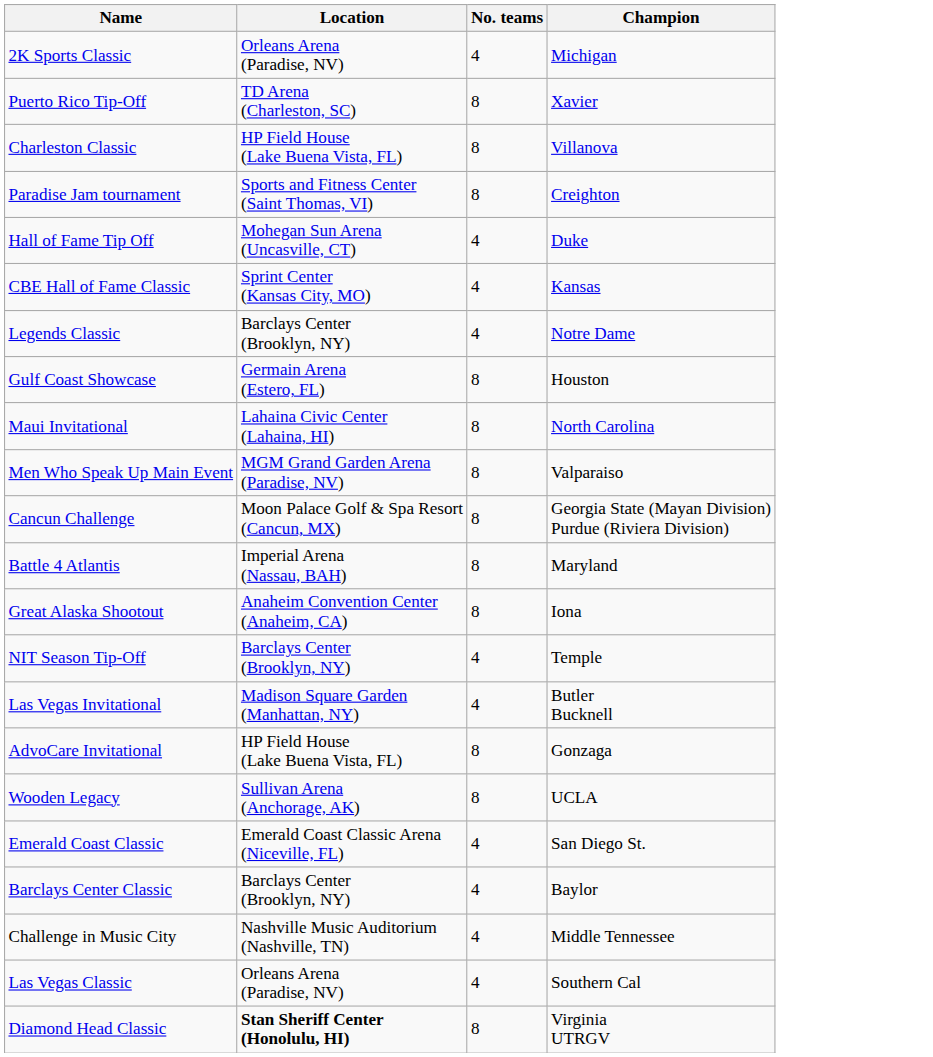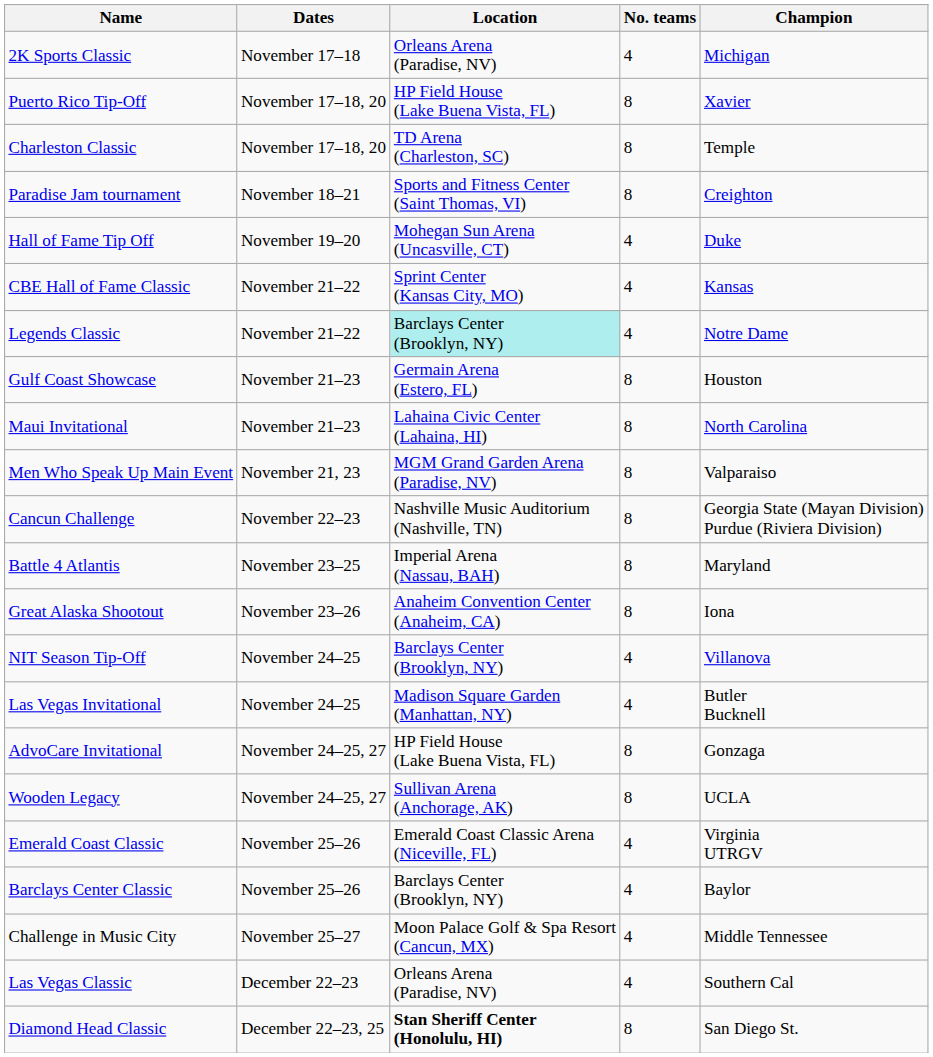+ column: (313, 18)
(298, 101) TD Arena (Charleston, SC) -> (474, 101) HP Field House (Lake Buena Vista, FL)
(322, 147) HP Field House (Lake Buena Vista, FL) -> (451, 147) TD Arena (Charleston, SC)
(584, 147) Villanova -> (730, 147) Temple
(296, 333) no background -> (449, 333) paleturquoise background
(352, 518) Moon Palace Golf & Spa Resort (Cancun, MX) -> (492, 518) Nashville Music Auditorium (Nashville, TN)
(577, 658) Temple -> (737, 658) Villanova
(598, 843) San Diego St. -> (733, 843) Virginia UTRGV
(339, 936) Nashville Music Auditorium (Nashville, TN) -> (505, 936) Moon Palace Golf & Spa Resort (Cancun, MX)
(581, 1029) Virginia UTRGV -> (751, 1029) San Diego St.
